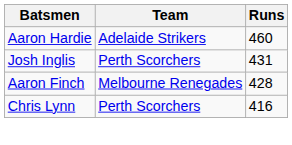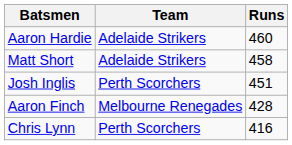+ row: (41, 60)
(261, 60) 431 -> (261, 83) 451
